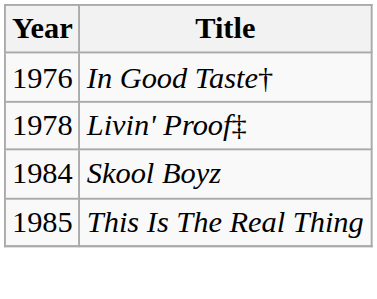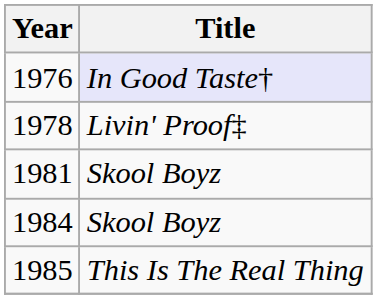(180, 76) no background -> (180, 76) lavender background
+ row: (42, 173)
